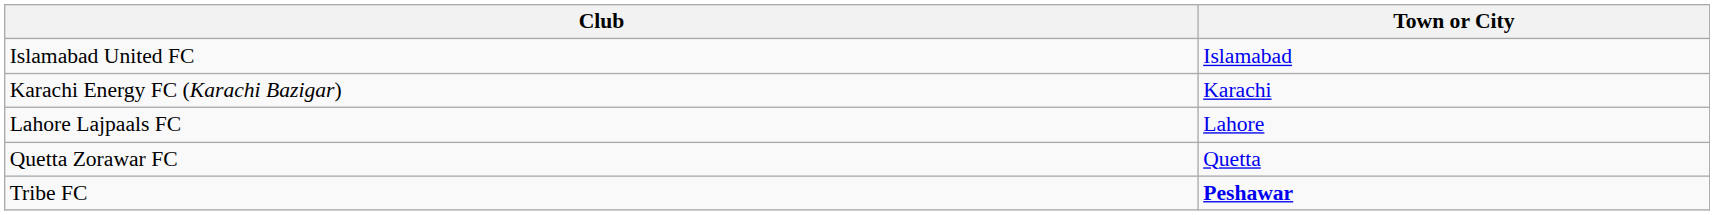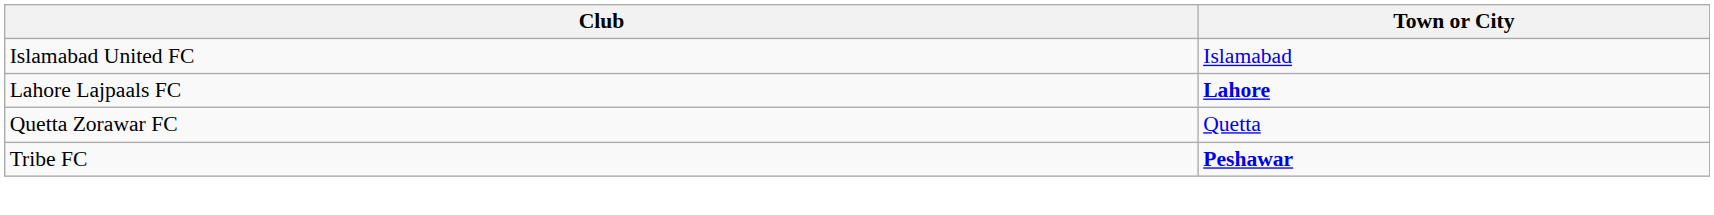- row: (176, 90)
(1234, 124) normal -> (1237, 90) bold
